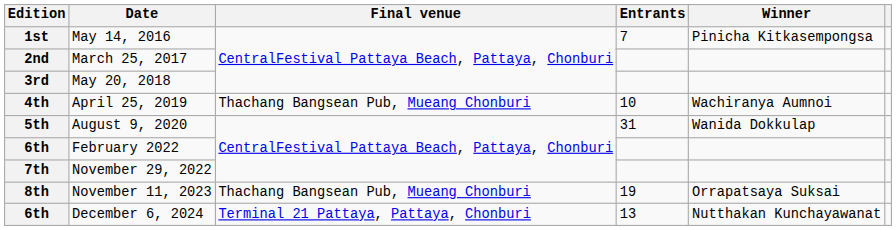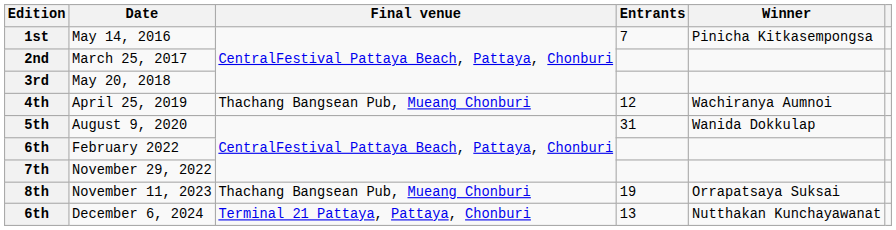(628, 104) 10 -> (628, 104) 12
